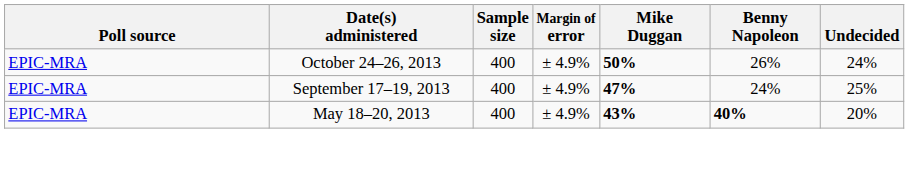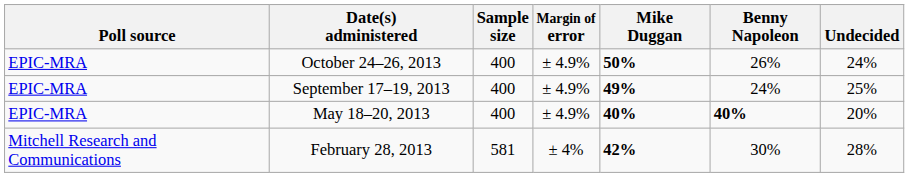(620, 88) 47% -> (620, 88) 49%
(620, 114) 43% -> (620, 114) 40%
+ row: (371, 149)
